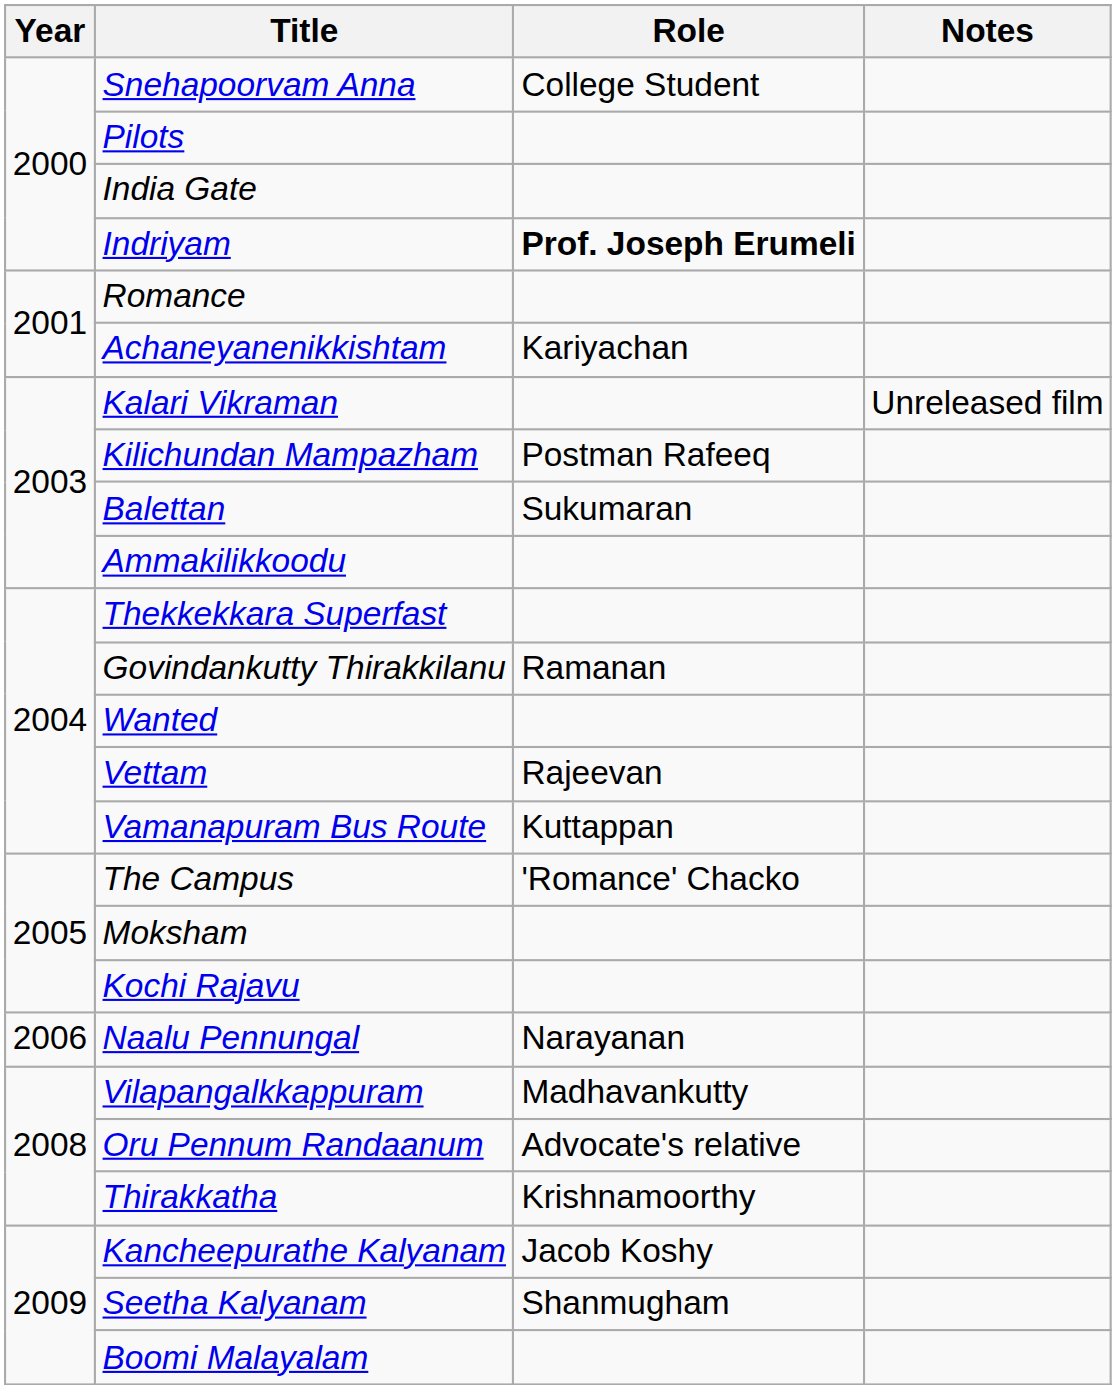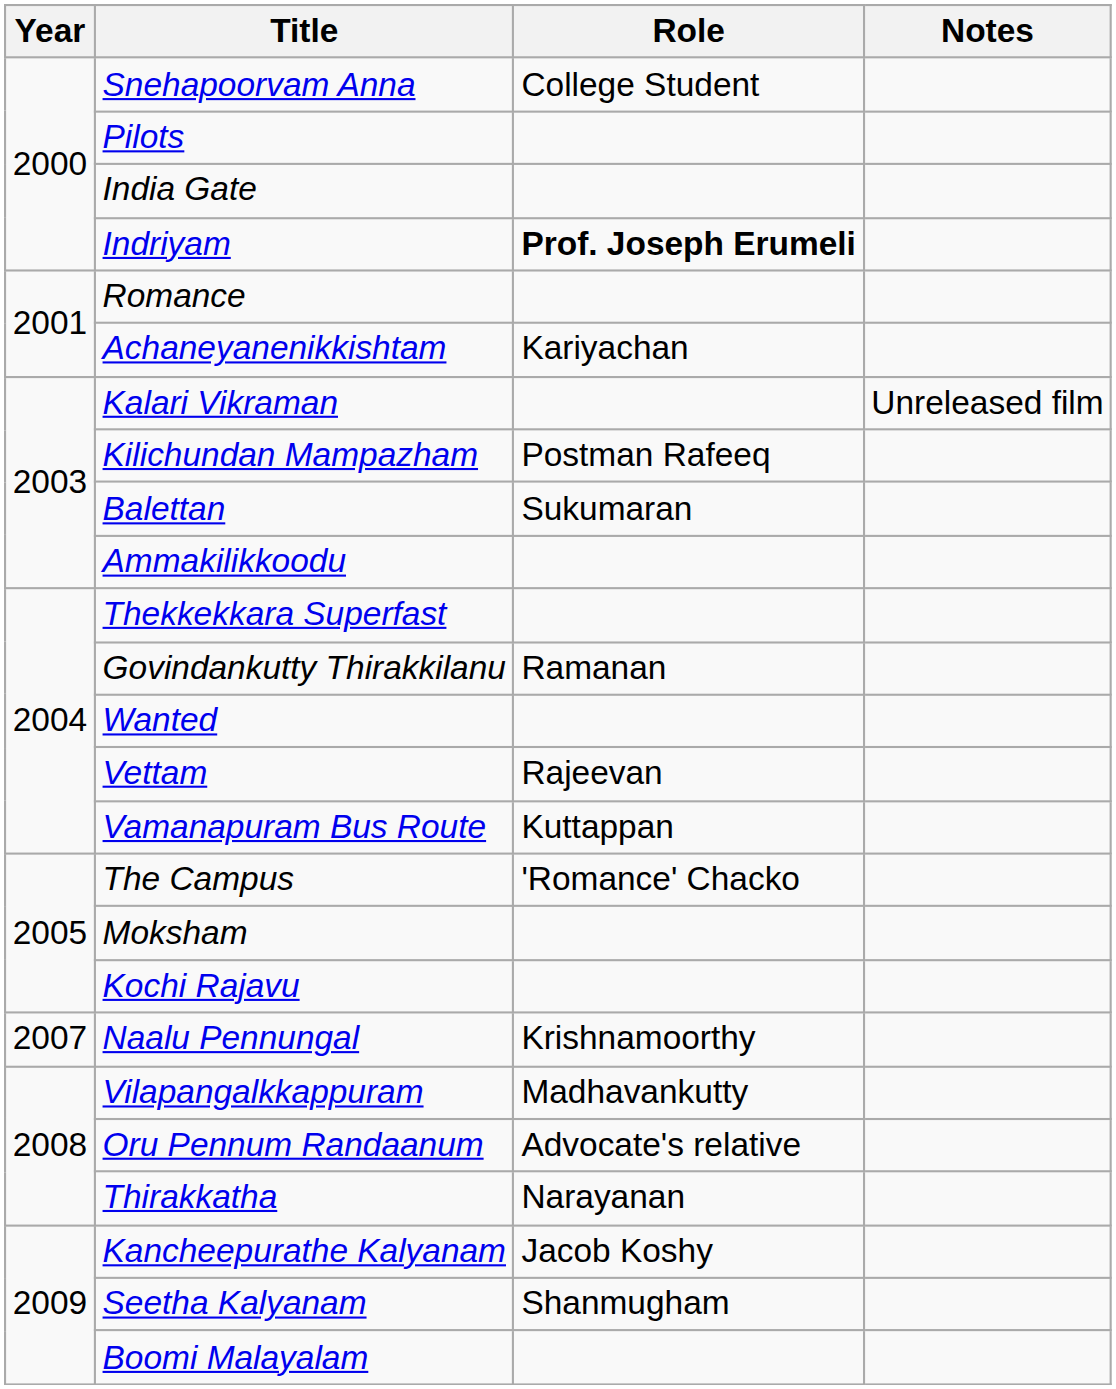(50, 1038) 2006 -> (50, 1038) 2007
(603, 1038) Narayanan -> (638, 1038) Krishnamoorthy
(638, 1197) Krishnamoorthy -> (603, 1197) Narayanan
